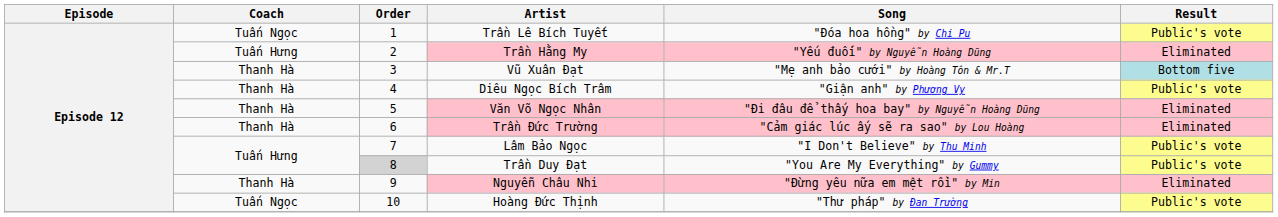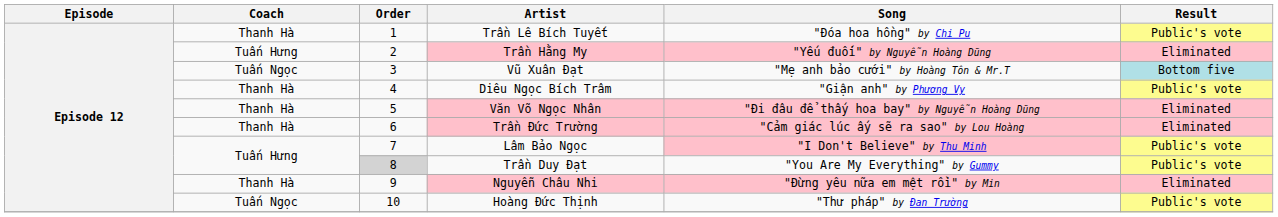(266, 33) Tuấn Ngọc -> (266, 33) Thanh Hà
(266, 70) Thanh Hà -> (266, 70) Tuấn Ngọc
(892, 146) no background -> (892, 146) pink background
